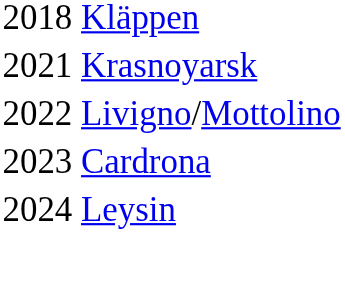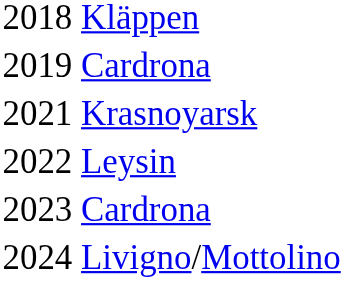+ row: (37, 65)
(211, 113) Livigno/Mottolino -> (128, 161) Leysin
(128, 209) Leysin -> (211, 257) Livigno/Mottolino
